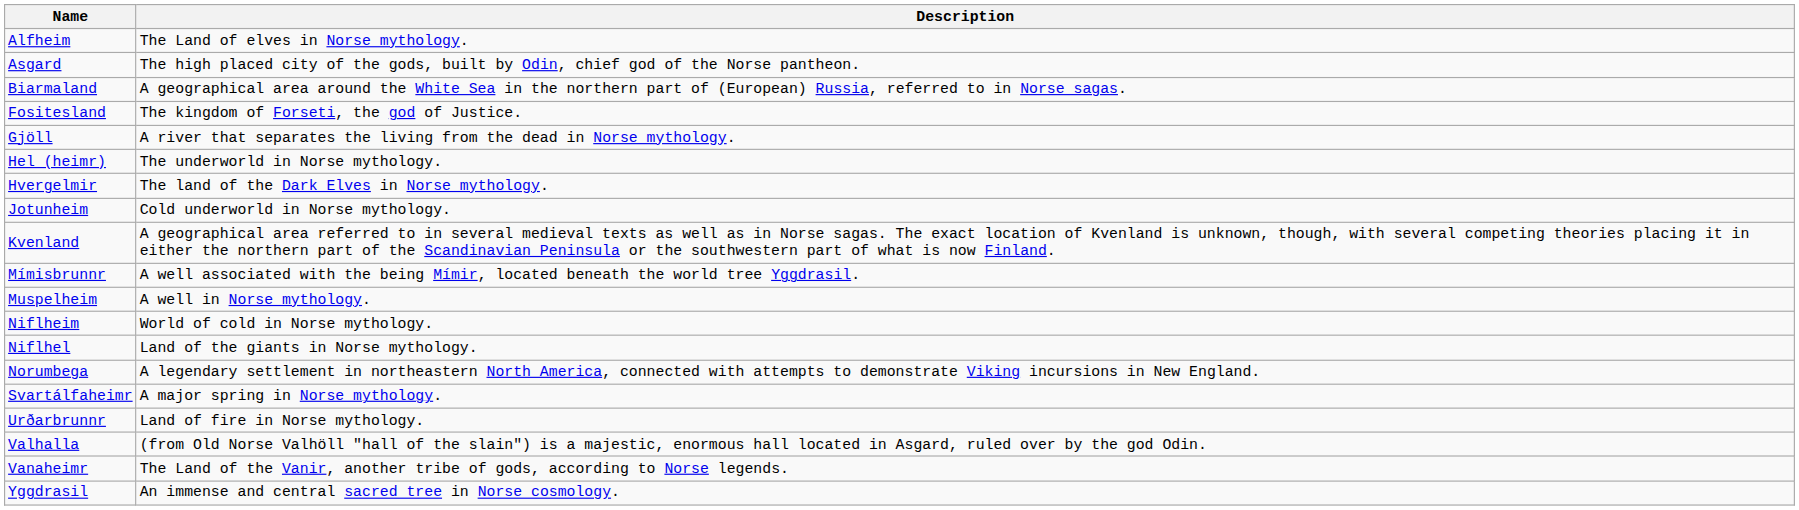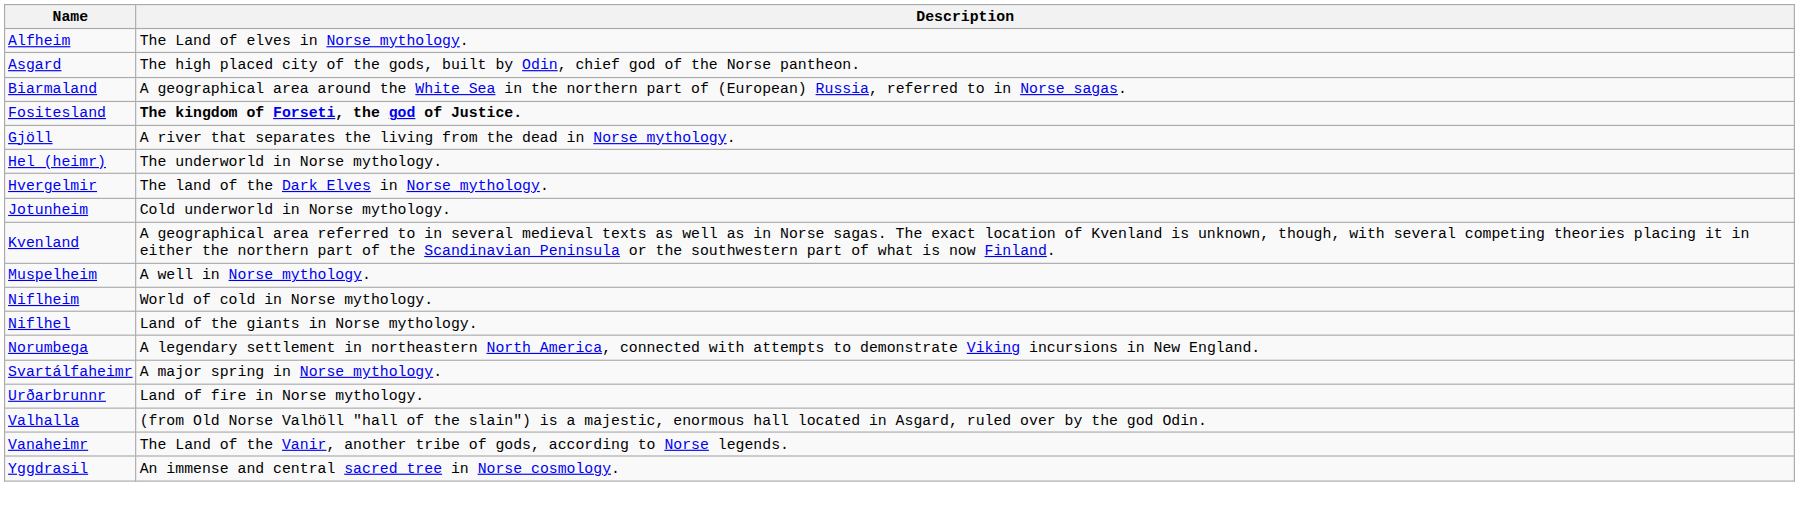(331, 113) normal -> (331, 113) bold
- row: (57, 275)
